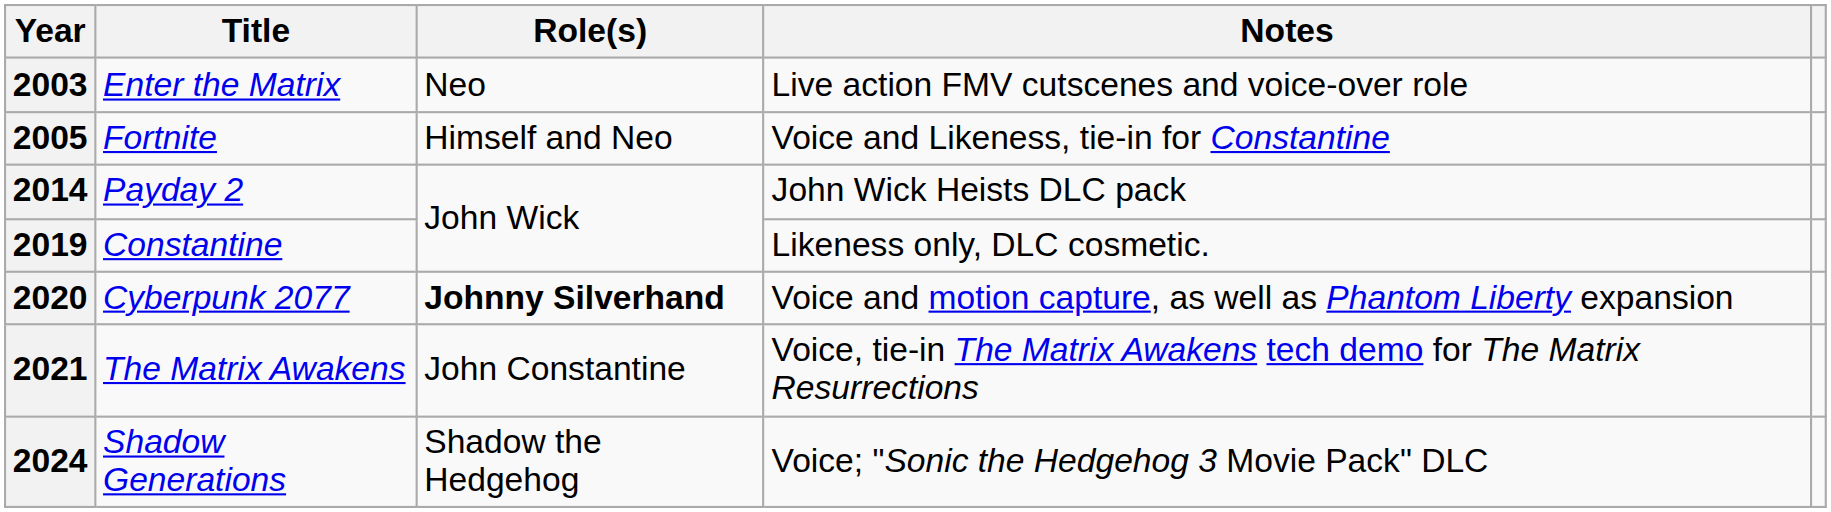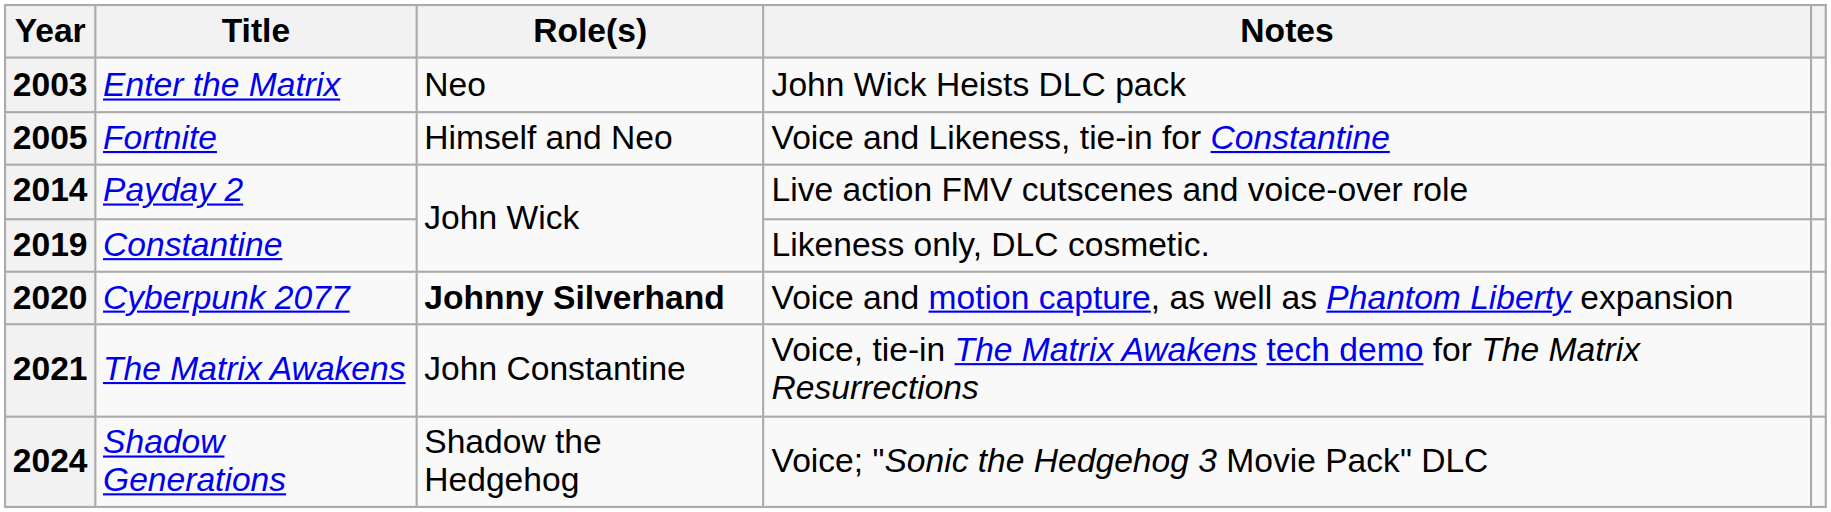(1120, 84) Live action FMV cutscenes and voice-over role -> (979, 84) John Wick Heists DLC pack
(979, 191) John Wick Heists DLC pack -> (1120, 191) Live action FMV cutscenes and voice-over role
